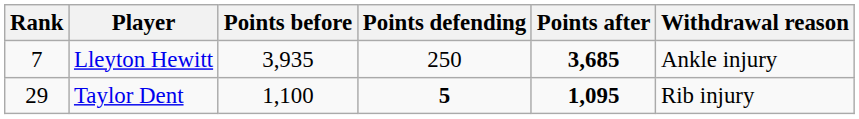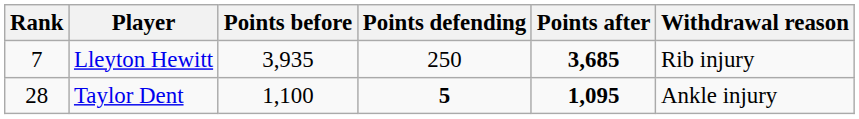(719, 58) Ankle injury -> (708, 58) Rib injury
(37, 95) 29 -> (37, 95) 28
(708, 95) Rib injury -> (719, 95) Ankle injury
